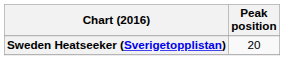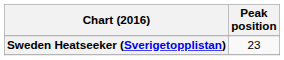(254, 45) 20 -> (254, 45) 23
